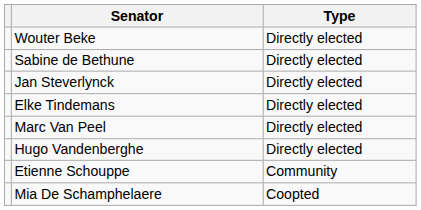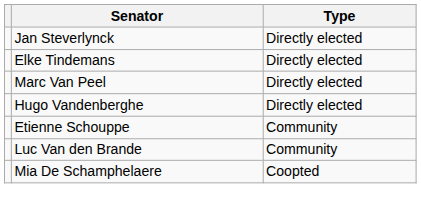- row: (55, 38)
- row: (74, 61)
+ row: (78, 150)
